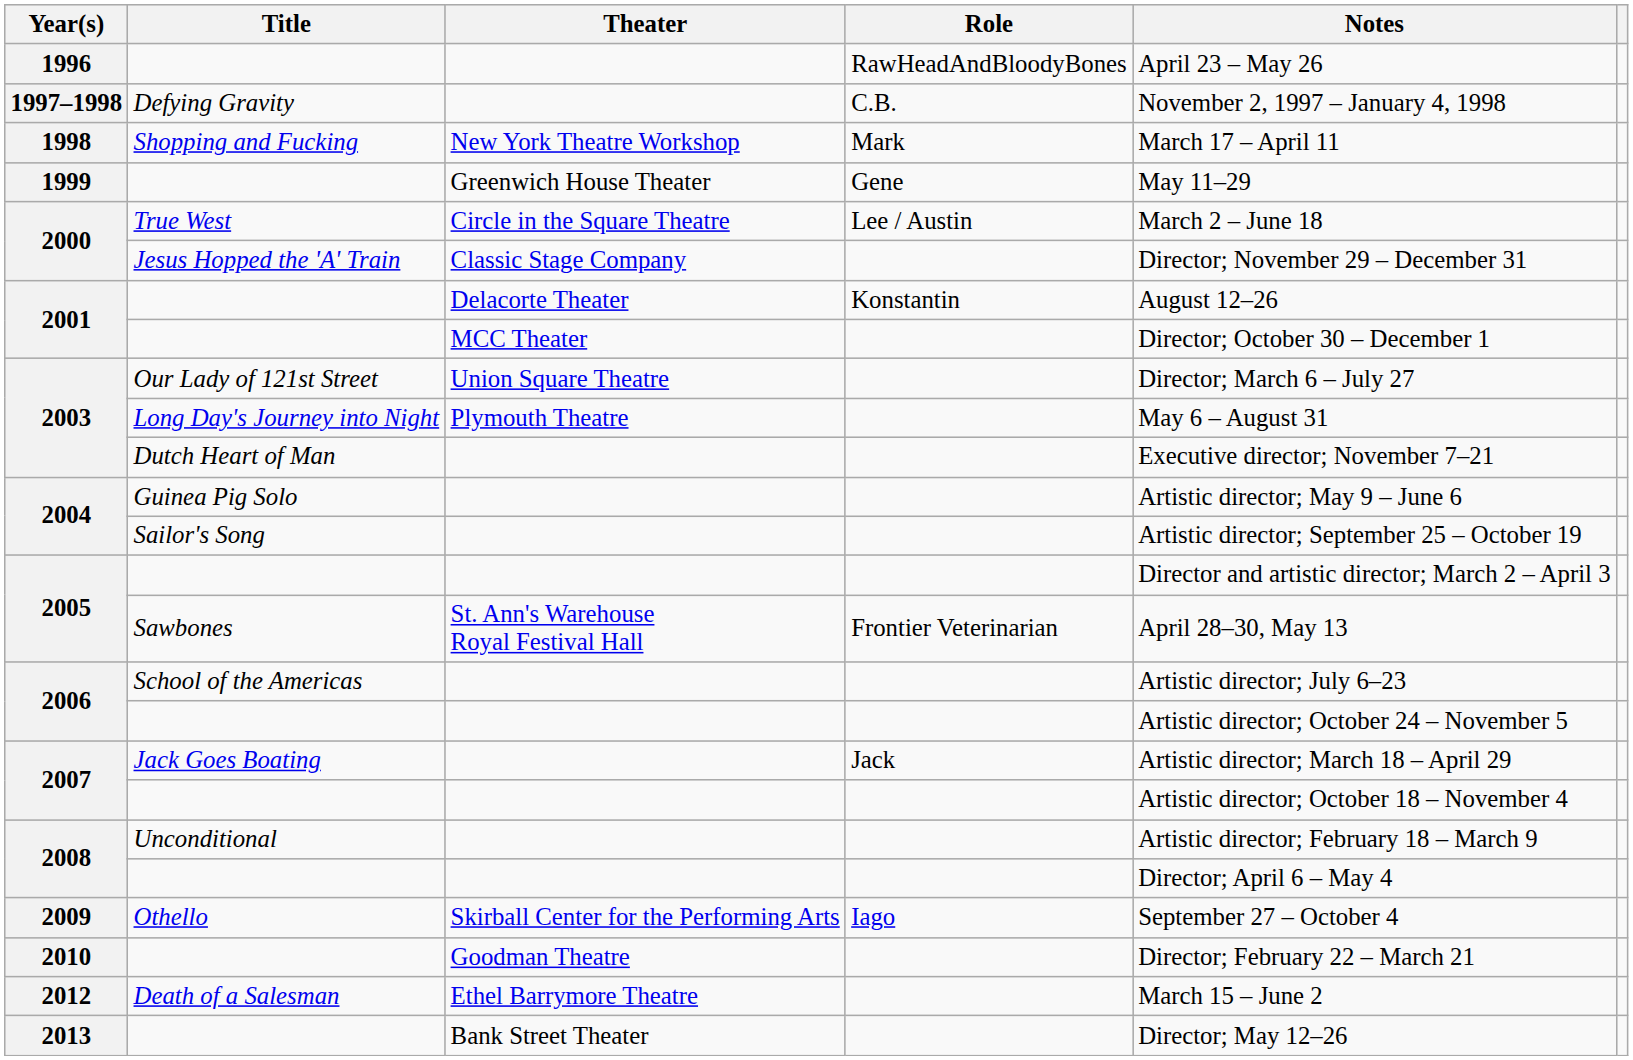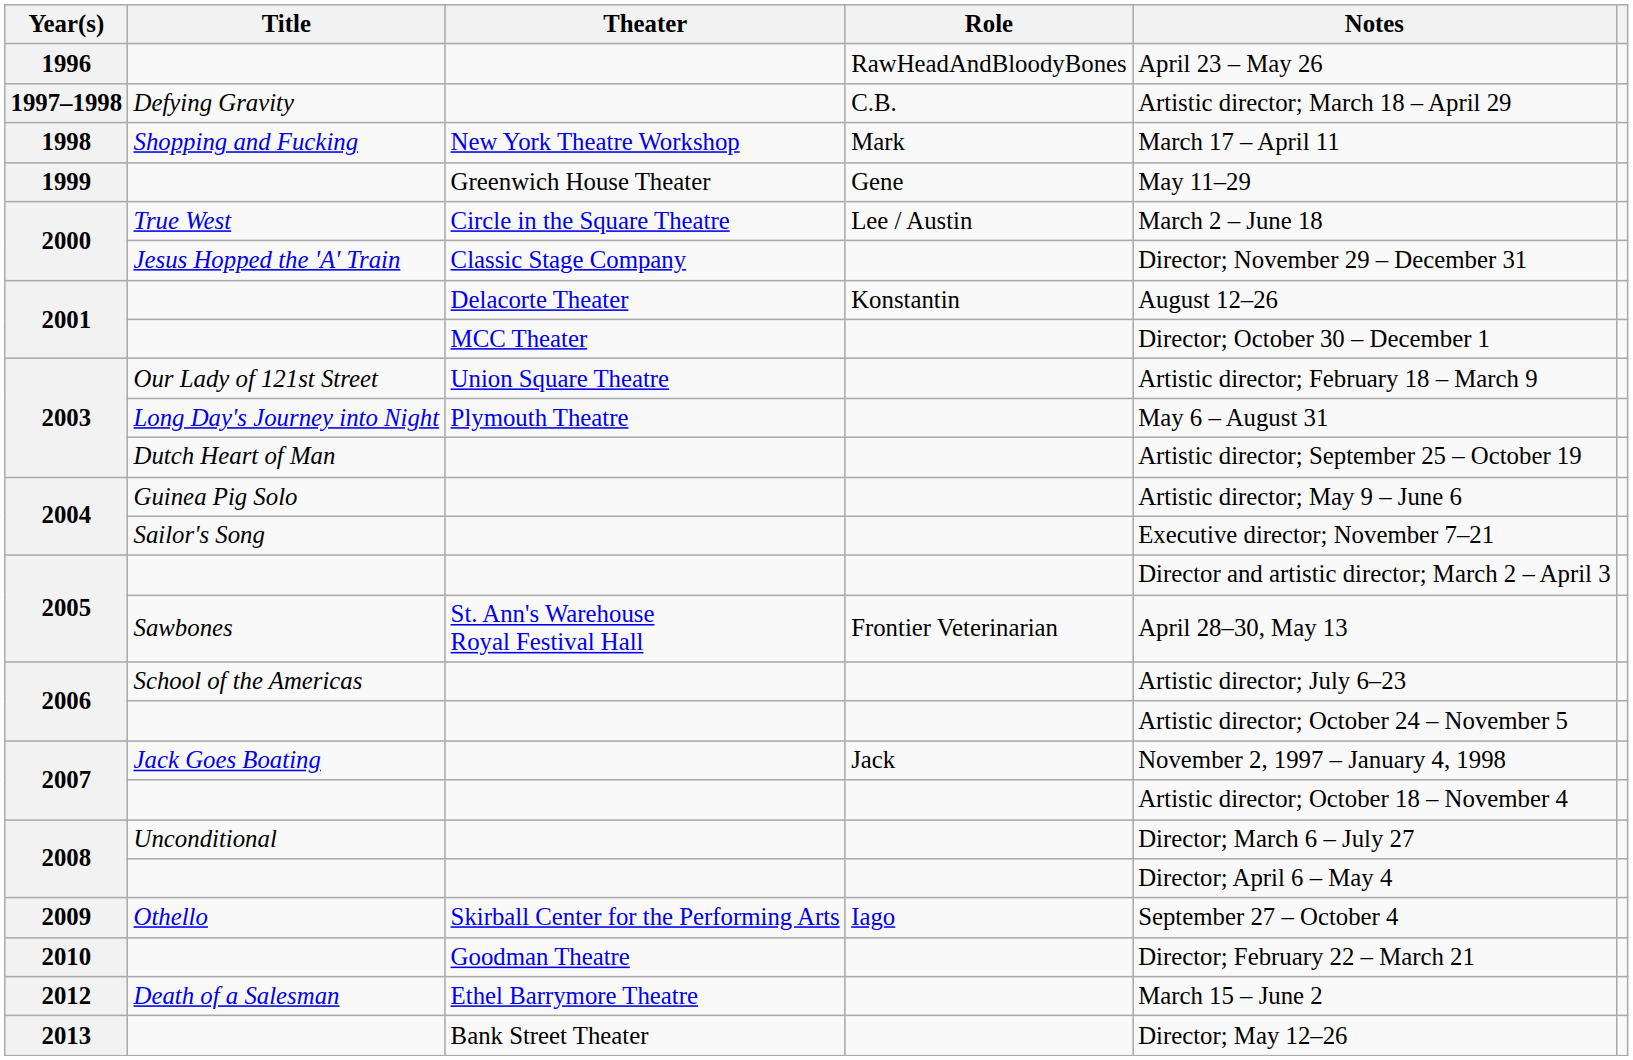(1322, 102) November 2, 1997 – January 4, 1998 -> (1325, 102) Artistic director; March 18 – April 29
(1276, 378) Director; March 6 – July 27 -> (1338, 378) Artistic director; February 18 – March 9
(1316, 456) Executive director; November 7–21 -> (1360, 456) Artistic director; September 25 – October 19
(1360, 535) Artistic director; September 25 – October 19 -> (1316, 535) Executive director; November 7–21
(1325, 760) Artistic director; March 18 – April 29 -> (1322, 760) November 2, 1997 – January 4, 1998
(1338, 838) Artistic director; February 18 – March 9 -> (1276, 838) Director; March 6 – July 27
